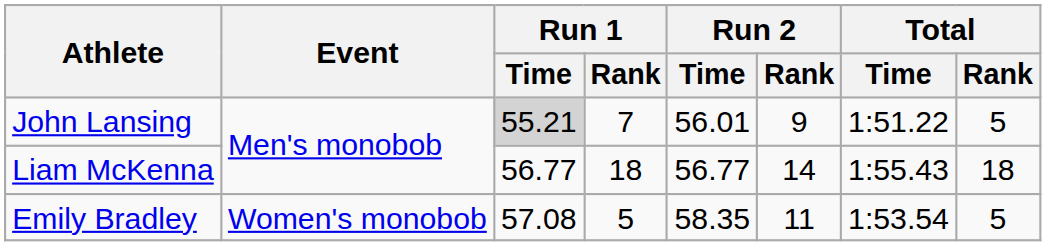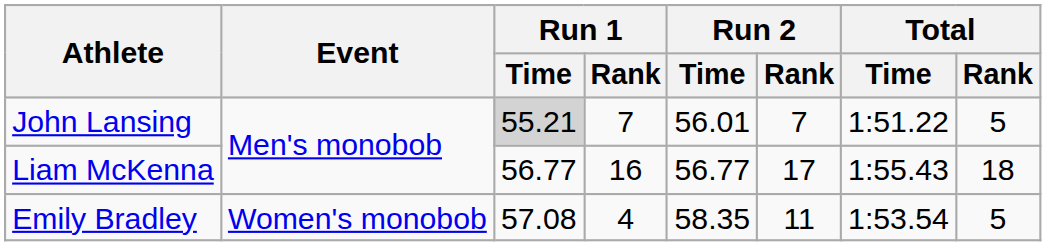(799, 122) 9 -> (799, 122) 7
(626, 170) 18 -> (626, 170) 16
(799, 170) 14 -> (799, 170) 17
(626, 218) 5 -> (626, 218) 4
